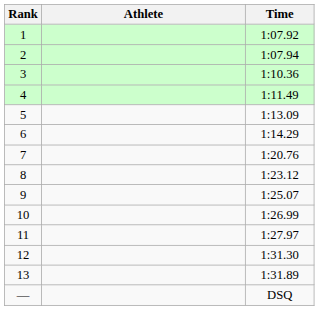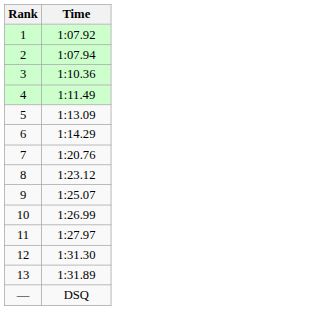- column: (143, 14)
